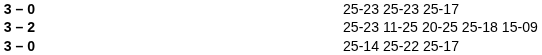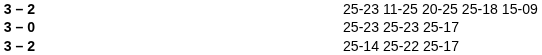rows swapped: (401, 9) <-> (440, 27)
(19, 46) 3 – 0 -> (19, 46) 3 – 2
